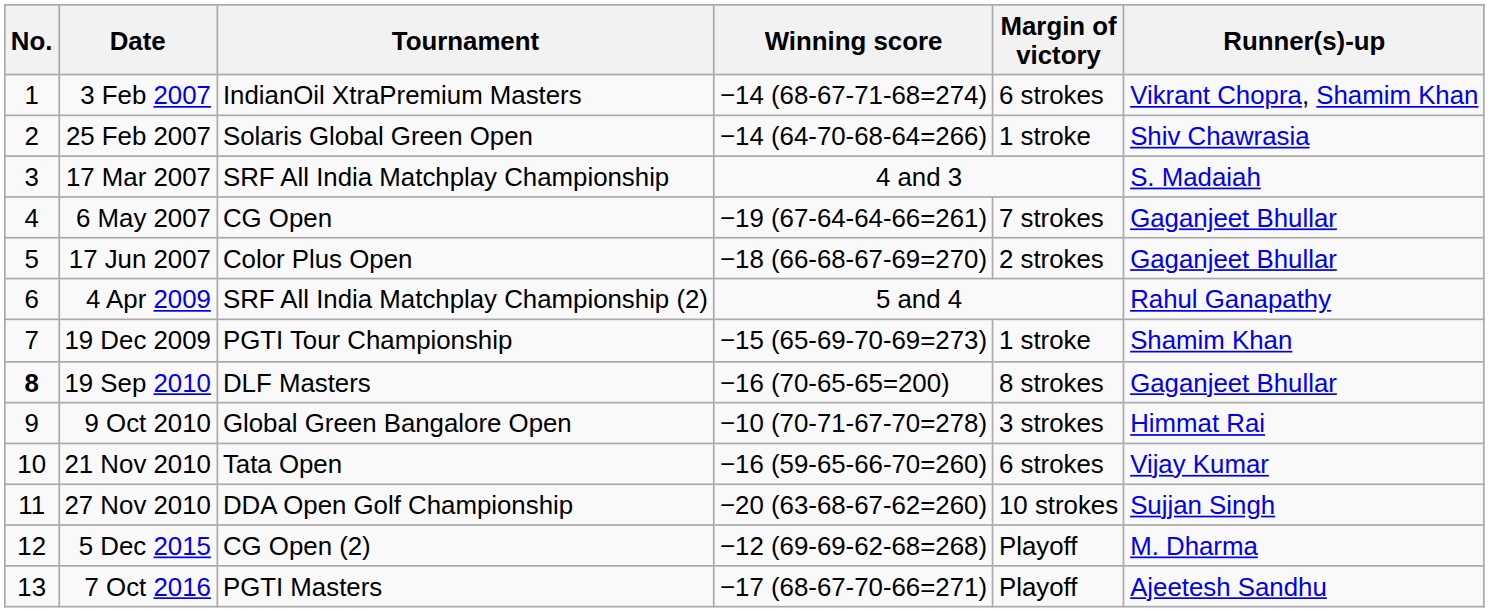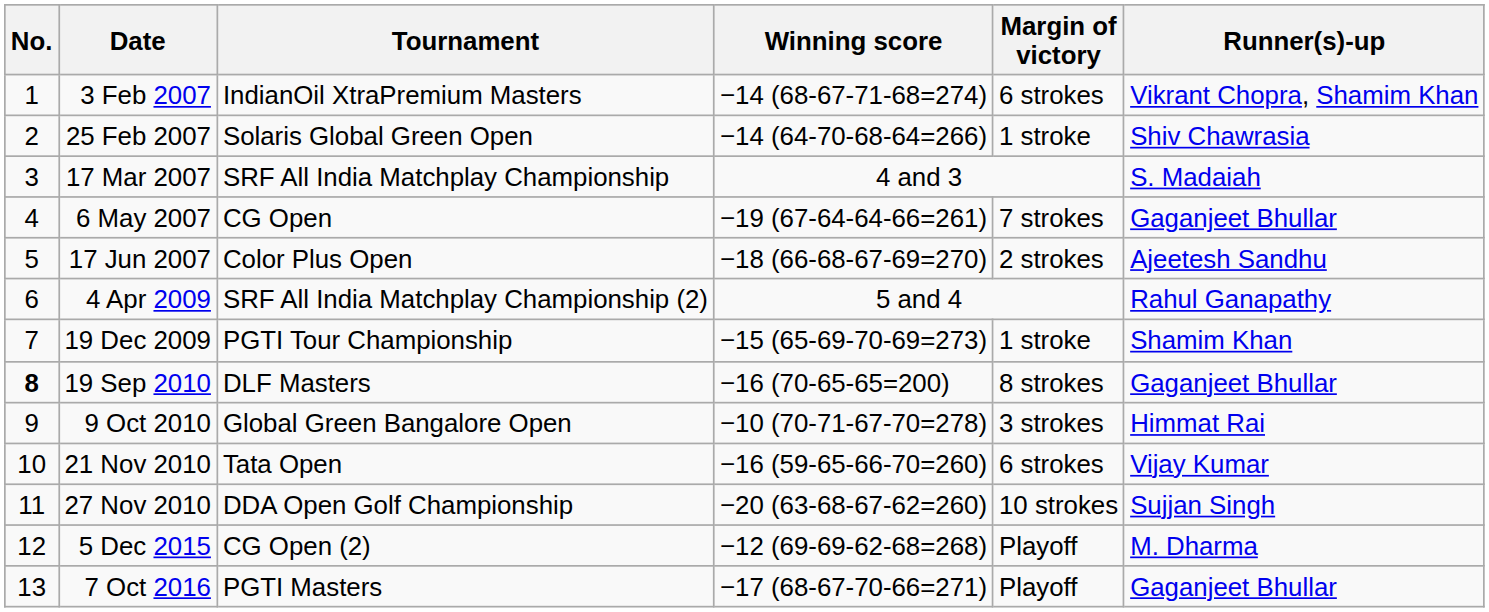(1233, 259) Gaganjeet Bhullar -> (1228, 259) Ajeetesh Sandhu
(1228, 586) Ajeetesh Sandhu -> (1233, 586) Gaganjeet Bhullar
